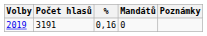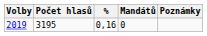(46, 25) 3191 -> (46, 25) 3195
